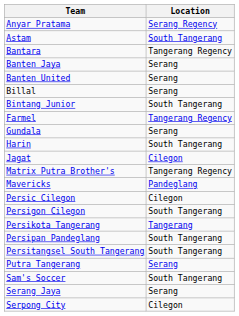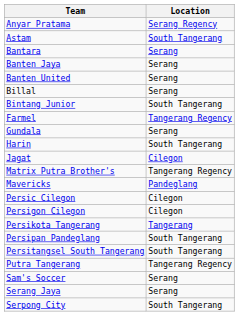(190, 51) Tangerang Regency -> (163, 51) Serang
(185, 211) South Tangerang -> (165, 211) Cilegon
(163, 265) Serang -> (190, 265) Tangerang Regency
(185, 278) South Tangerang -> (163, 278) Serang
(165, 305) Cilegon -> (185, 305) South Tangerang
